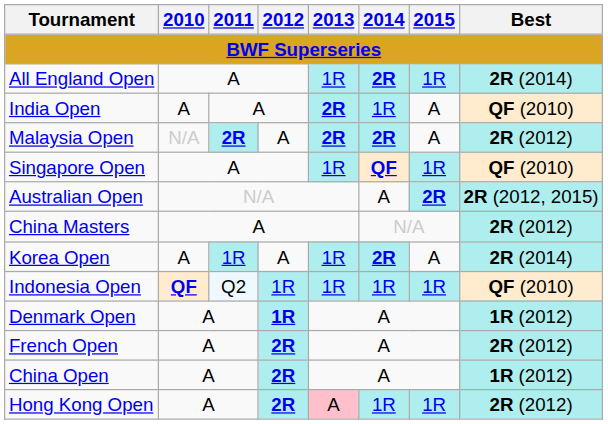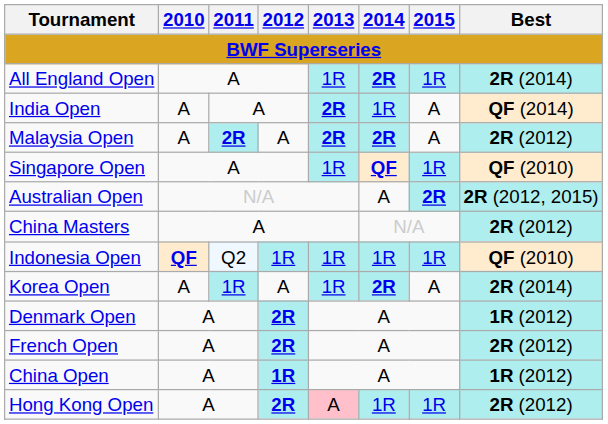(531, 108) QF (2010) -> (531, 108) QF (2014)
(184, 138) N/A -> (184, 138) A
rows swapped: (75, 286) <-> (59, 256)
(283, 316) 1R -> (283, 316) 2R
(283, 375) 2R -> (283, 375) 1R
